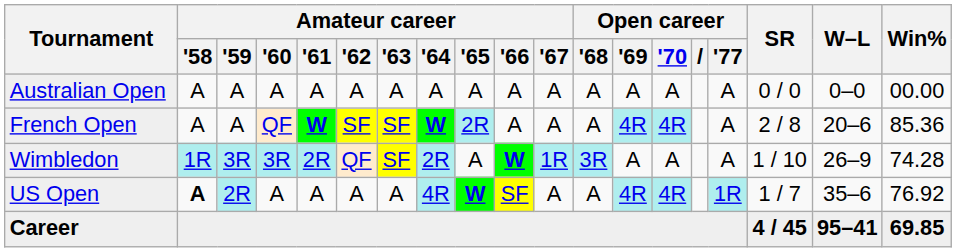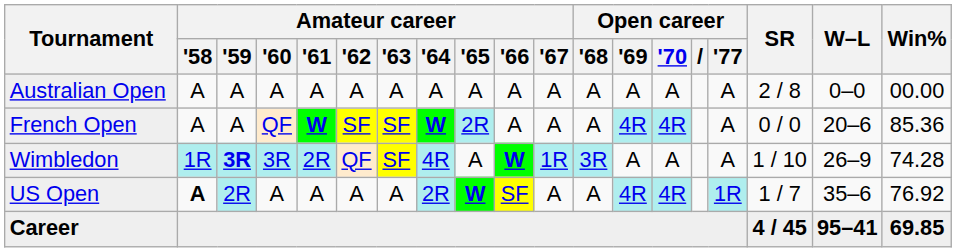(780, 90) 0 / 0 -> (780, 90) 2 / 8
(780, 125) 2 / 8 -> (780, 125) 0 / 0
(237, 159) normal -> (237, 159) bold
(436, 159) 2R -> (436, 159) 4R
(436, 194) 4R -> (436, 194) 2R
